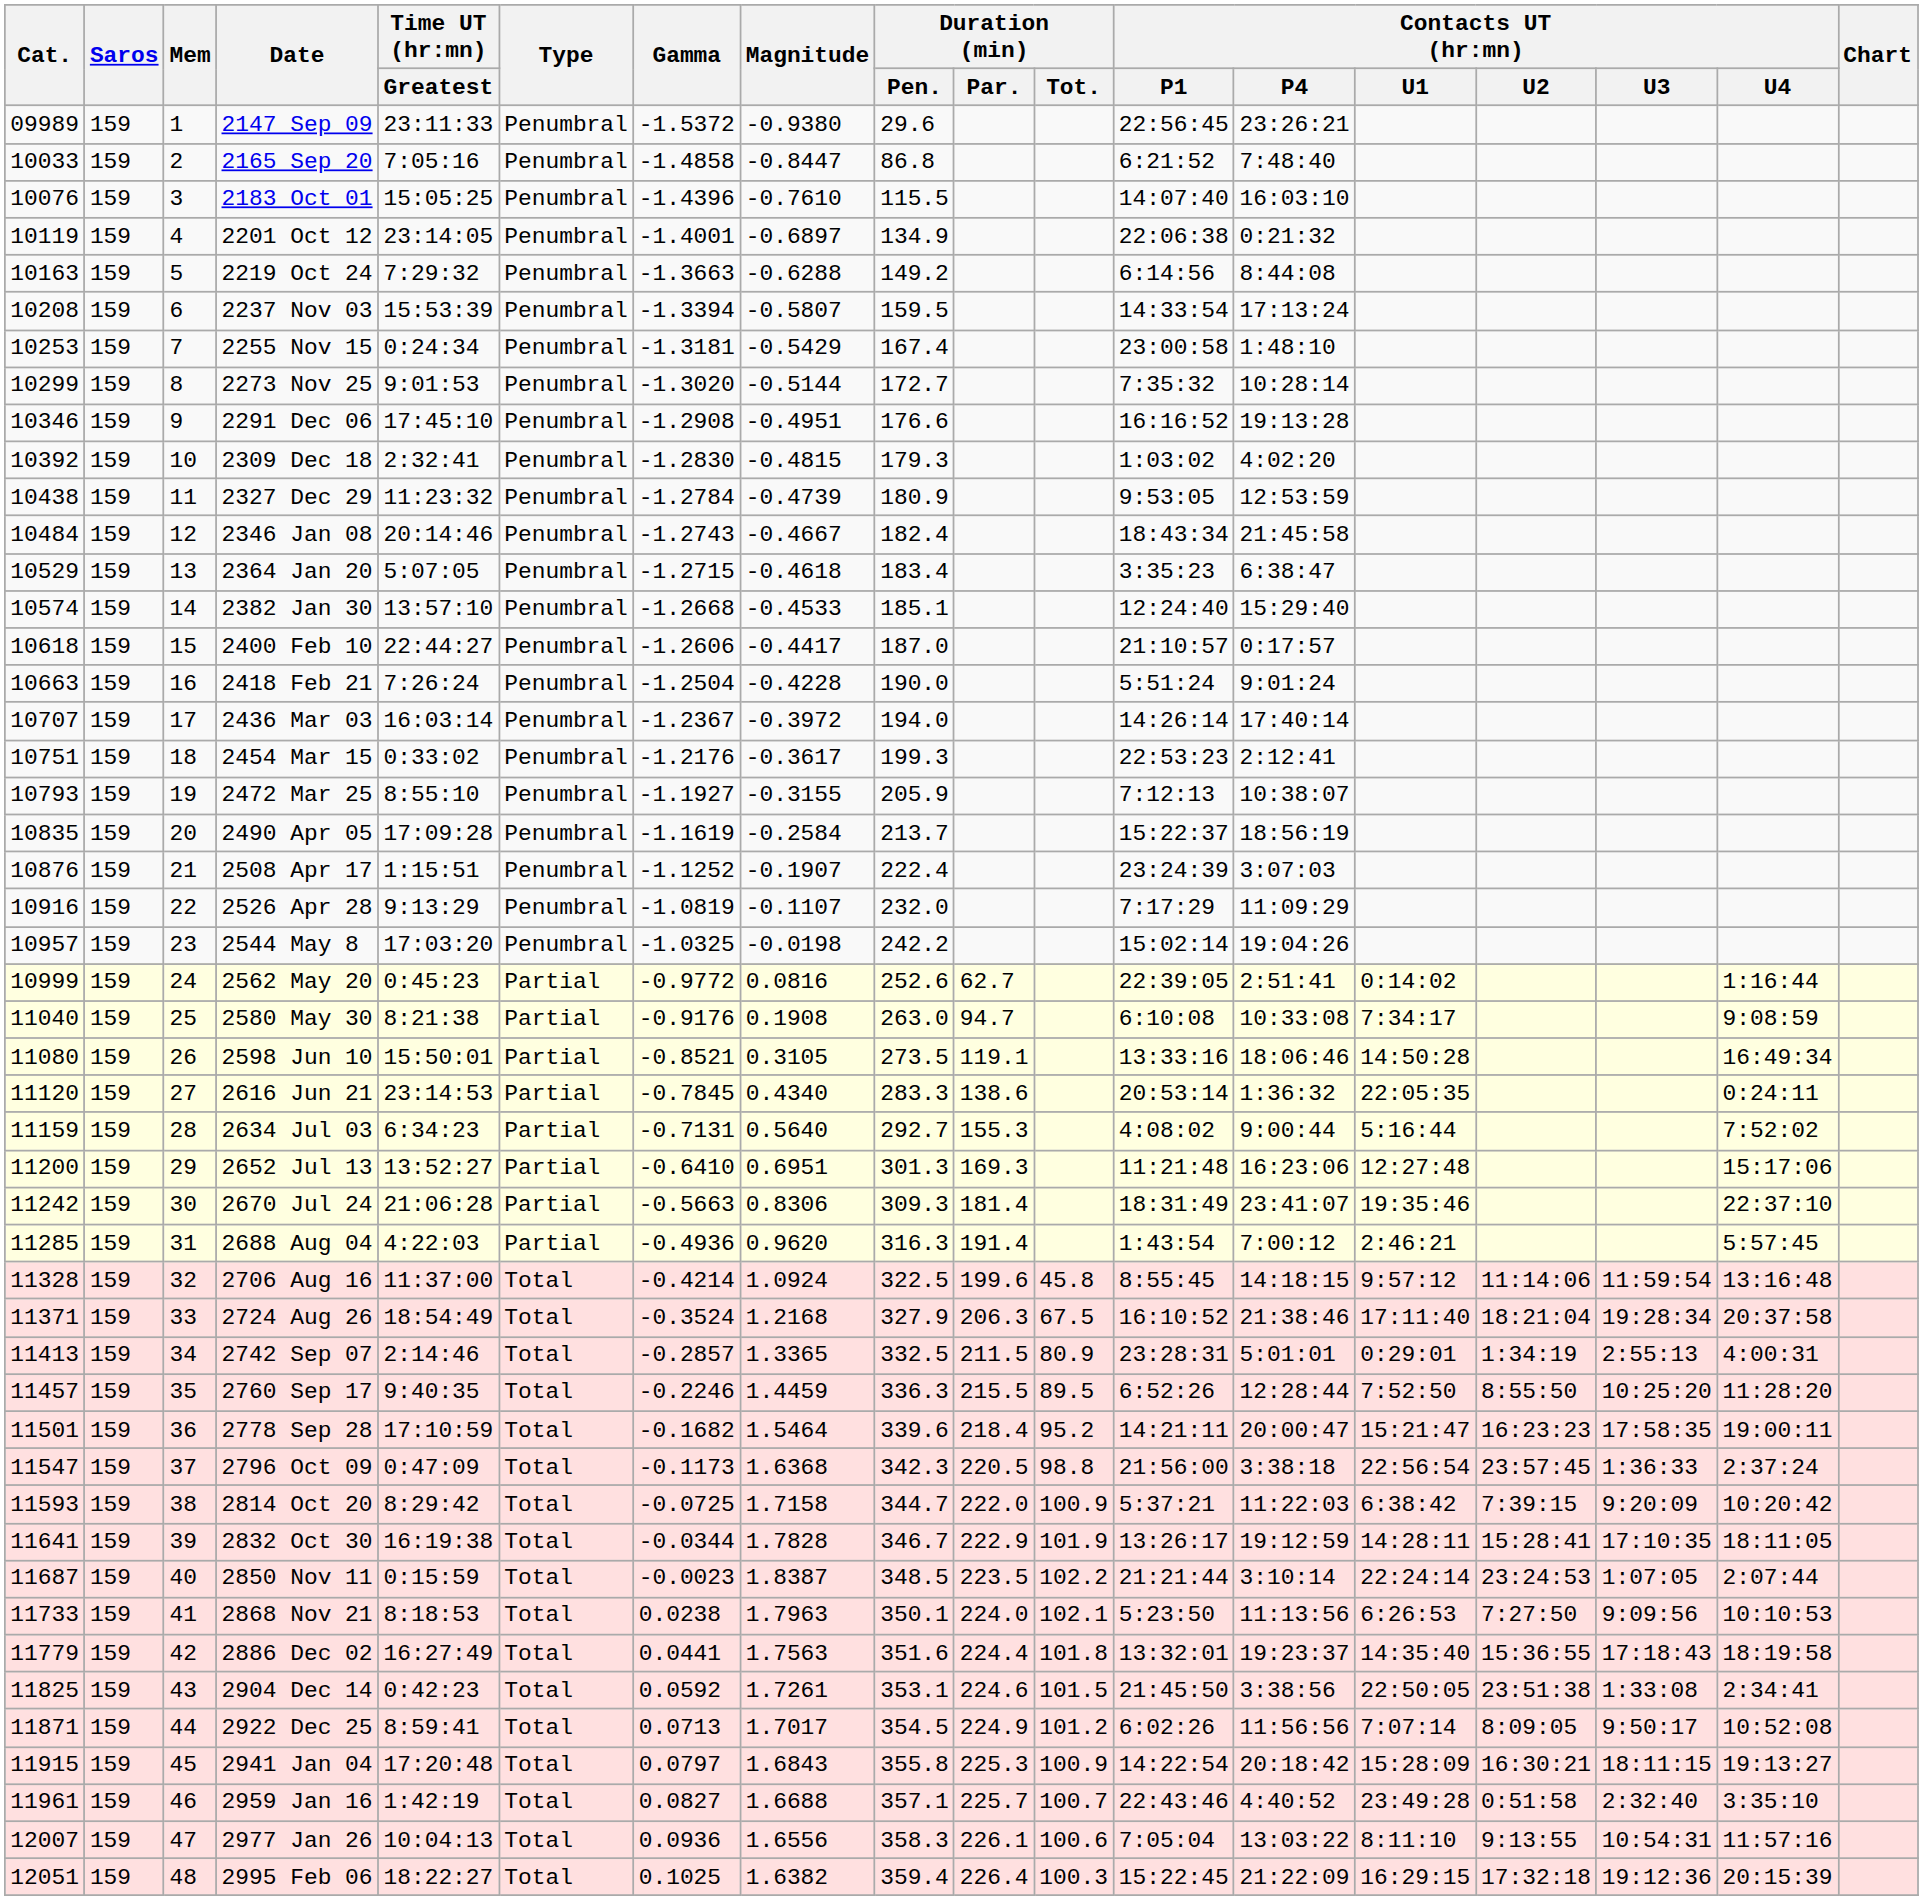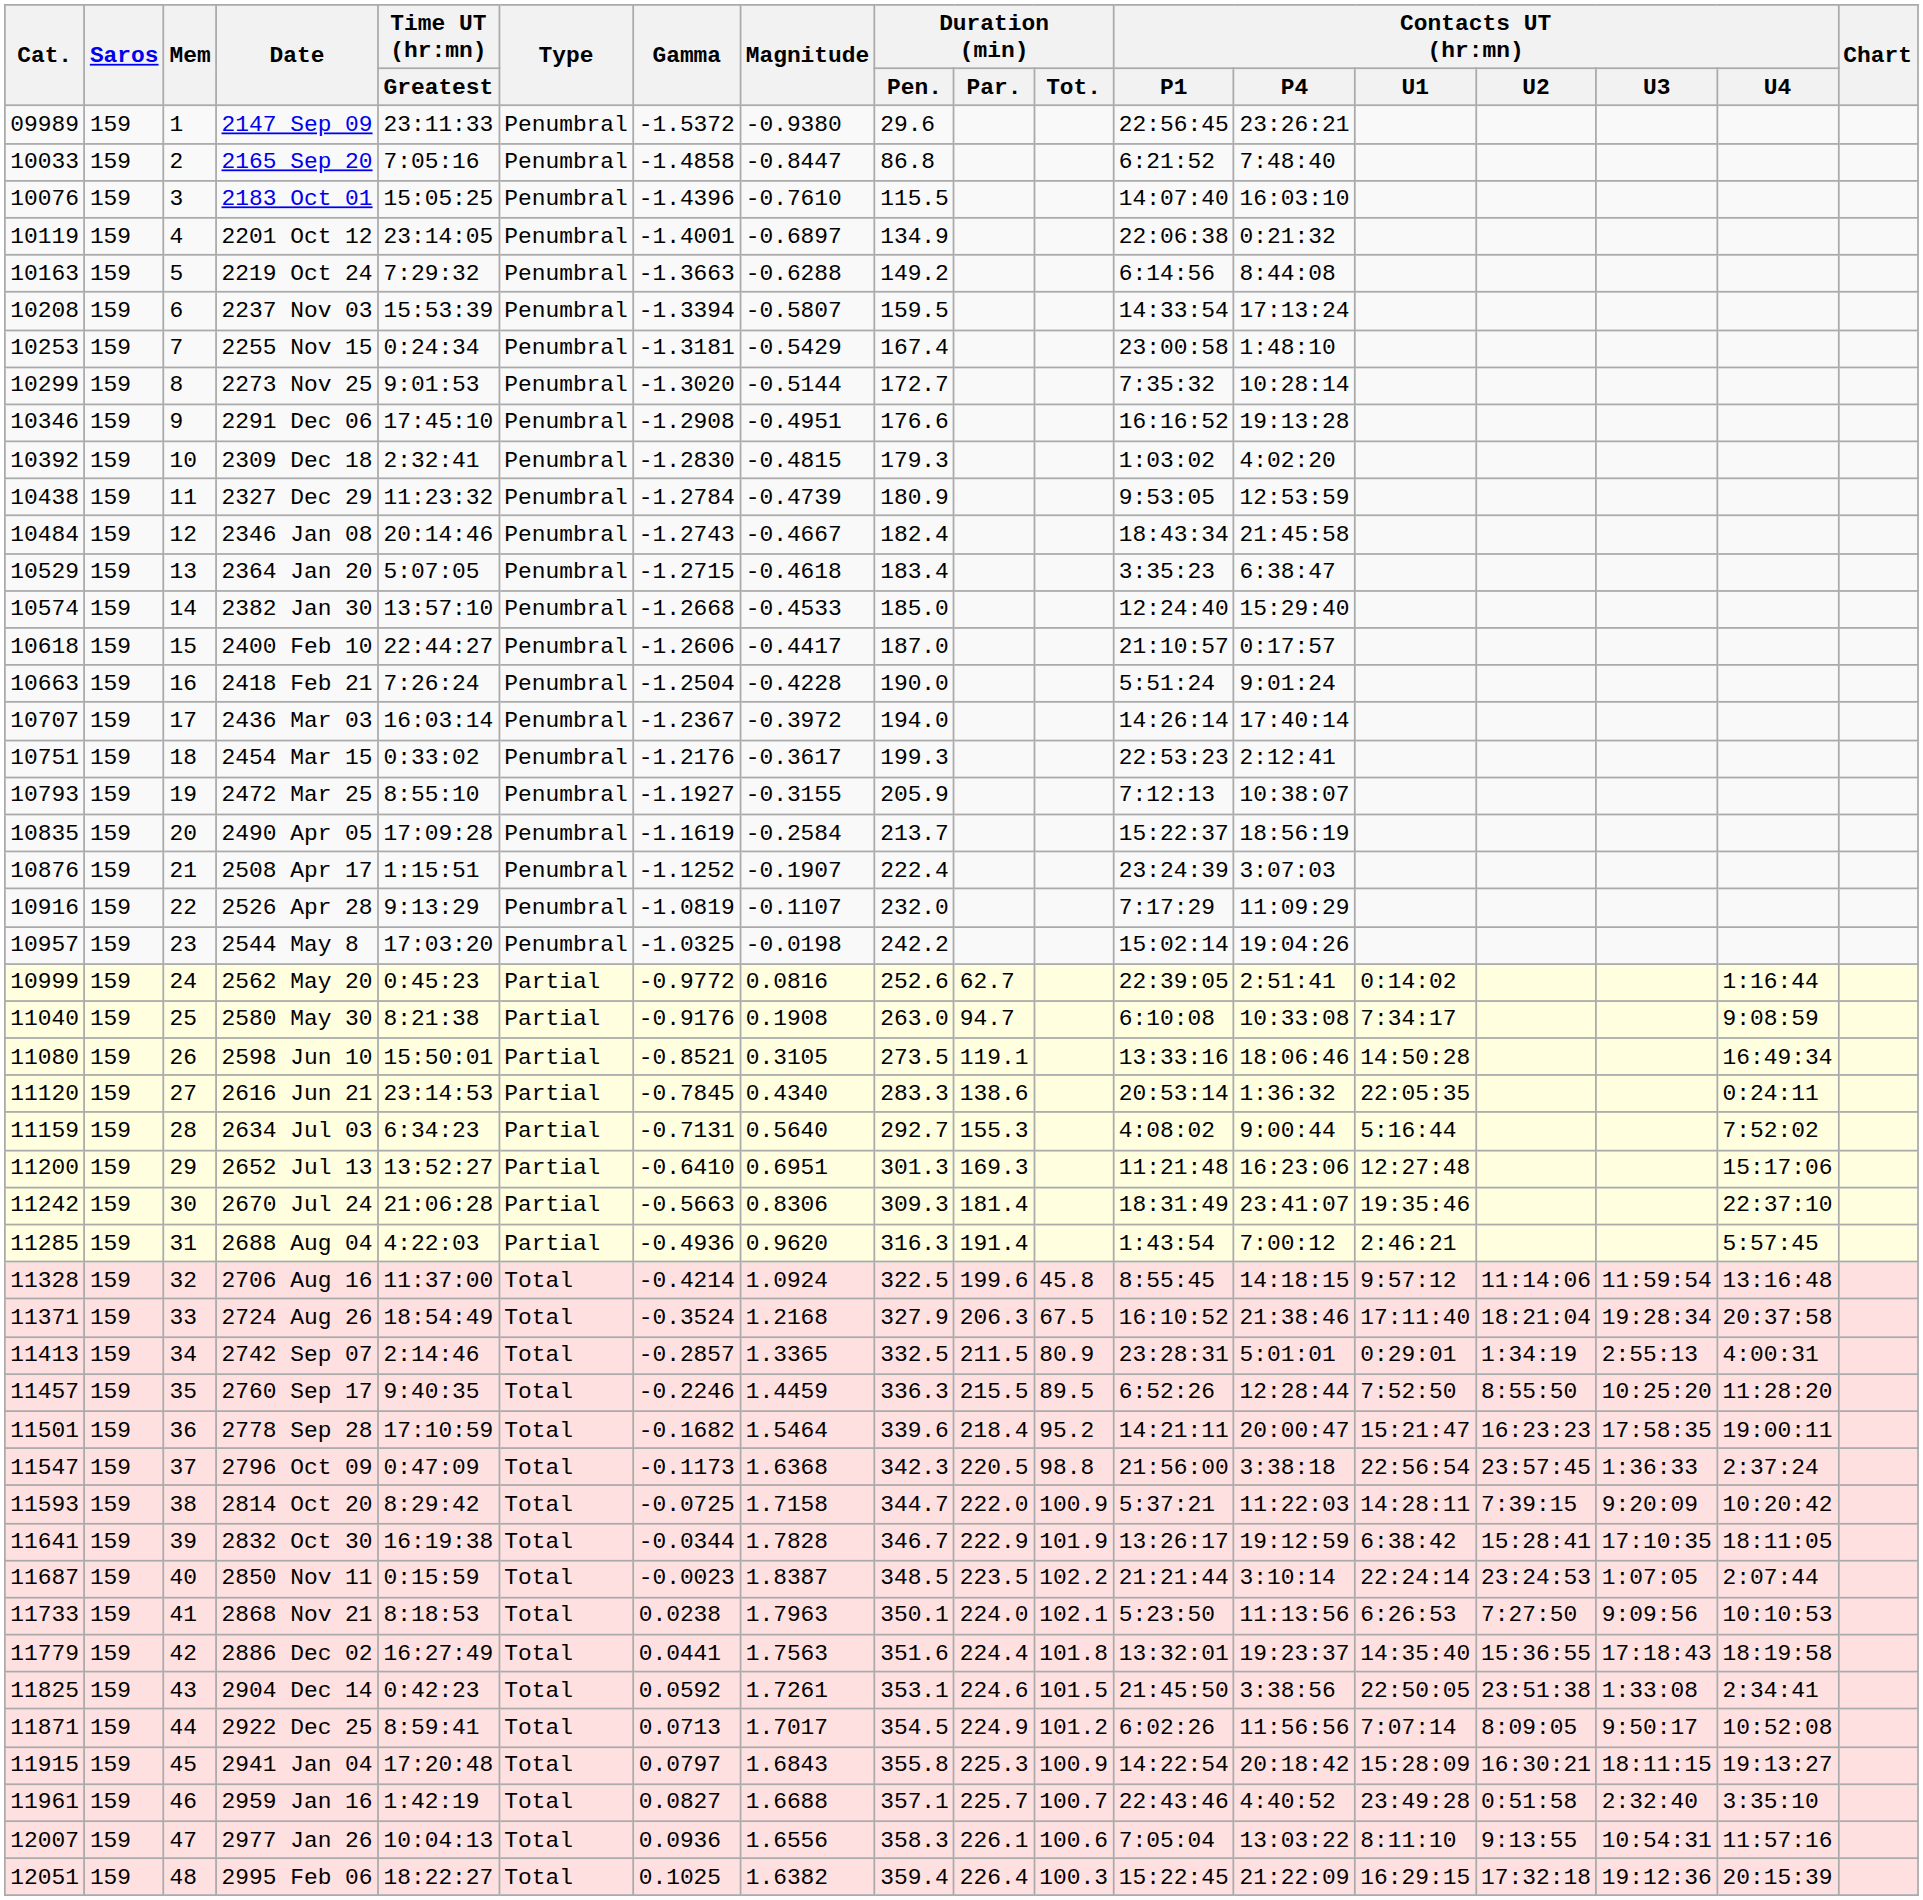(915, 609) 185.1 -> (915, 609) 185.0
(1408, 1504) 6:38:42 -> (1415, 1504) 14:28:11
(1415, 1542) 14:28:11 -> (1408, 1542) 6:38:42
